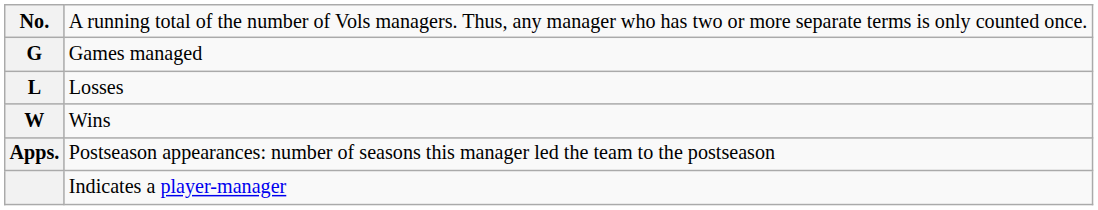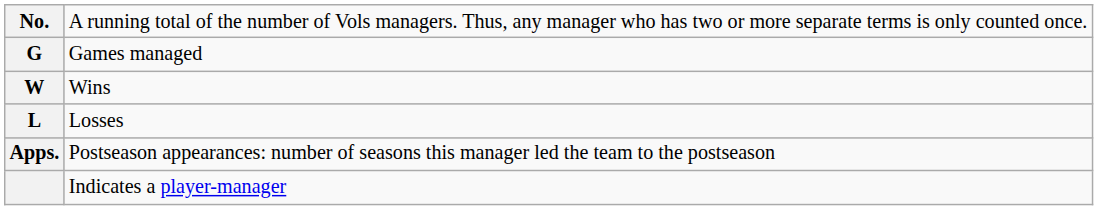rows swapped: (34, 120) <-> (34, 87)
